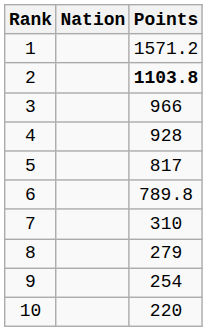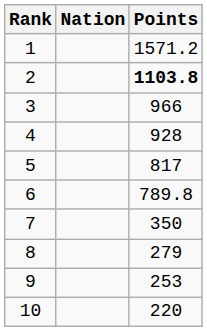(166, 224) 310 -> (166, 224) 350
(166, 282) 254 -> (166, 282) 253
